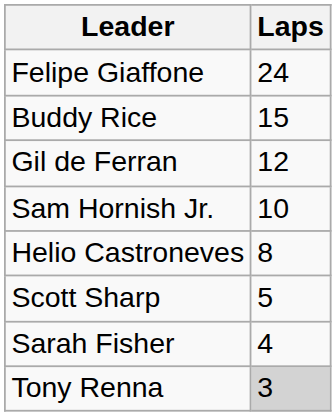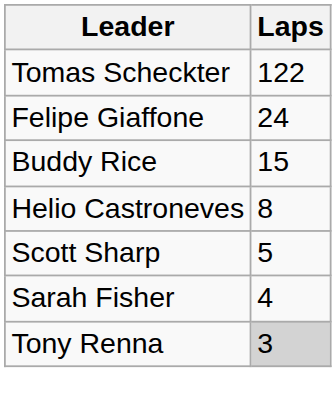+ row: (121, 72)
- row: (95, 162)
- row: (113, 207)
